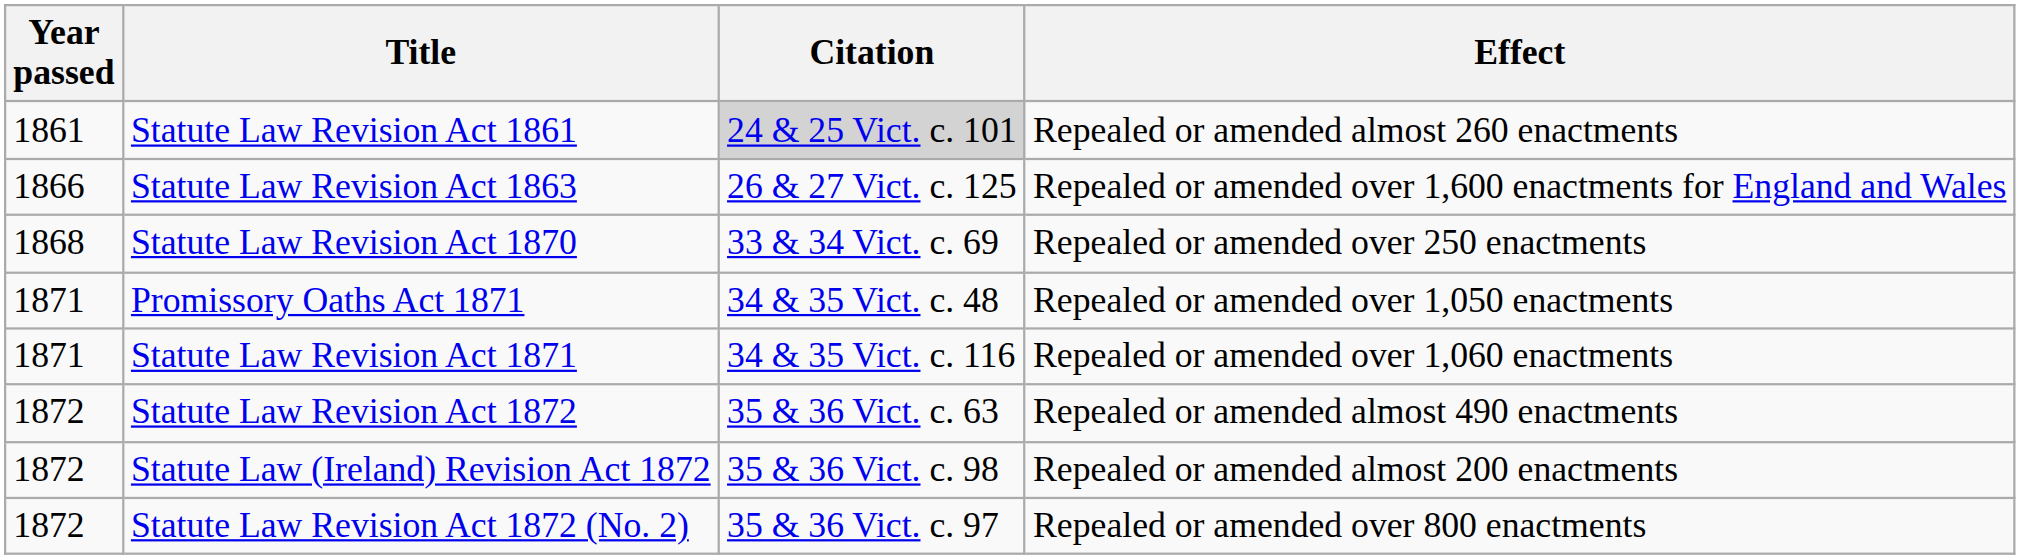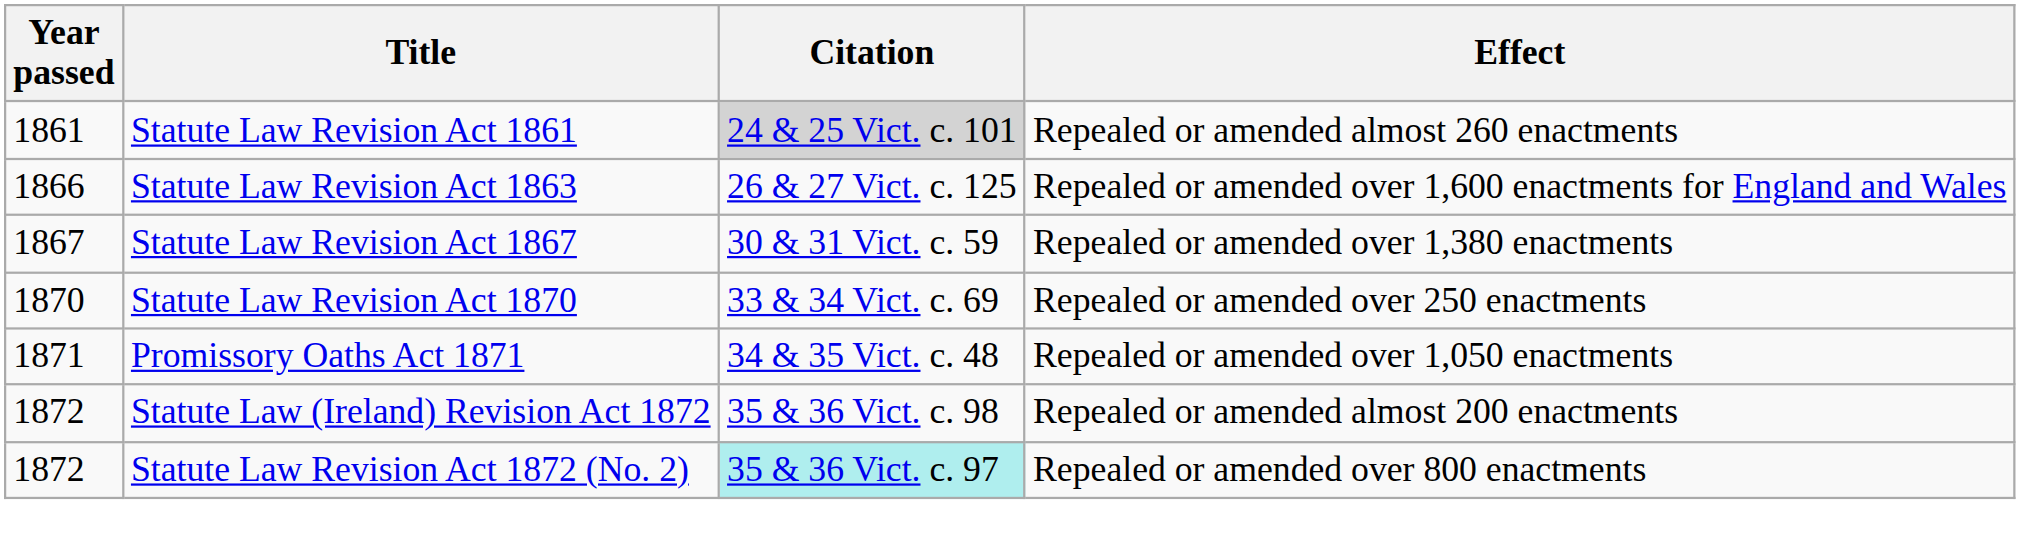+ row: (354, 242)
(49, 242) 1868 -> (49, 299) 1870
- row: (354, 355)
- row: (354, 412)
(863, 525) no background -> (863, 469) paleturquoise background
